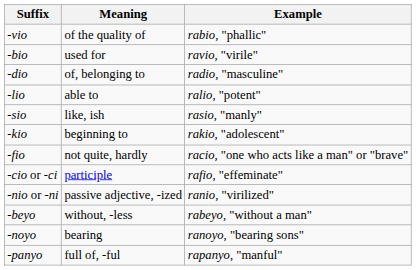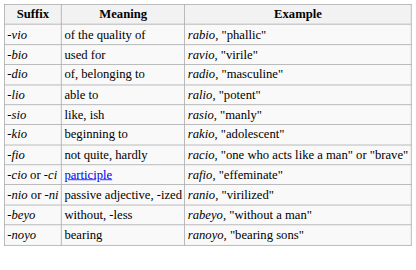- row: (25, 255)
